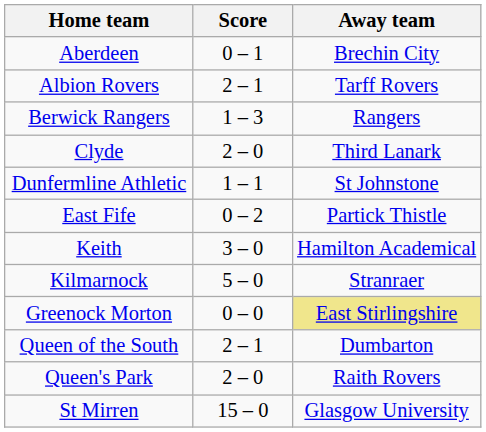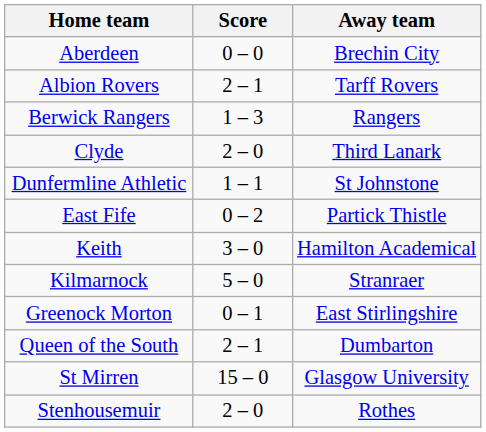(243, 53) 0 – 1 -> (243, 53) 0 – 0
(243, 313) 0 – 0 -> (243, 313) 0 – 1
(387, 313) khaki background -> (387, 313) no background
- row: (99, 378)
+ row: (99, 410)
